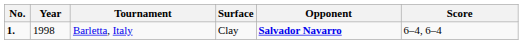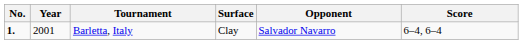(44, 30) 1998 -> (44, 30) 2001
(300, 30) bold -> (297, 30) normal
